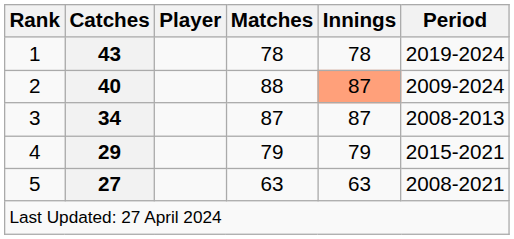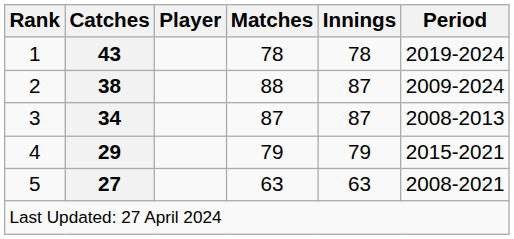(110, 86) 40 -> (110, 86) 38
(360, 86) lightsalmon background -> (360, 86) no background
